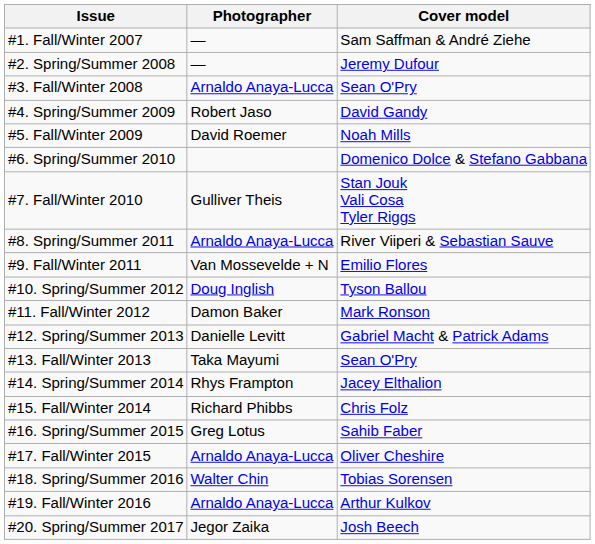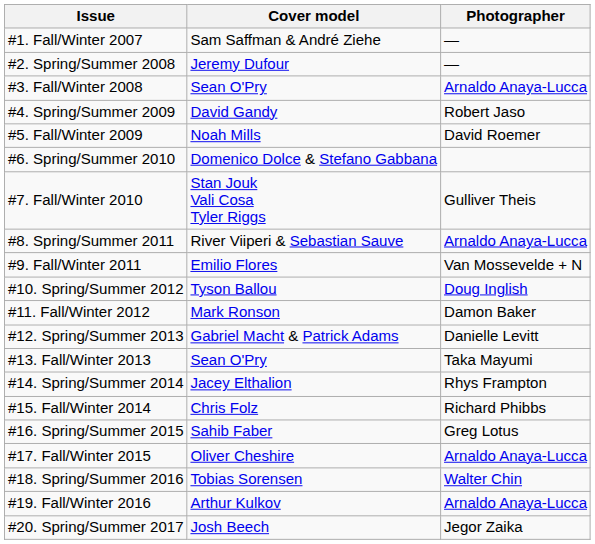columns swapped: (464, 16) <-> (262, 16)
